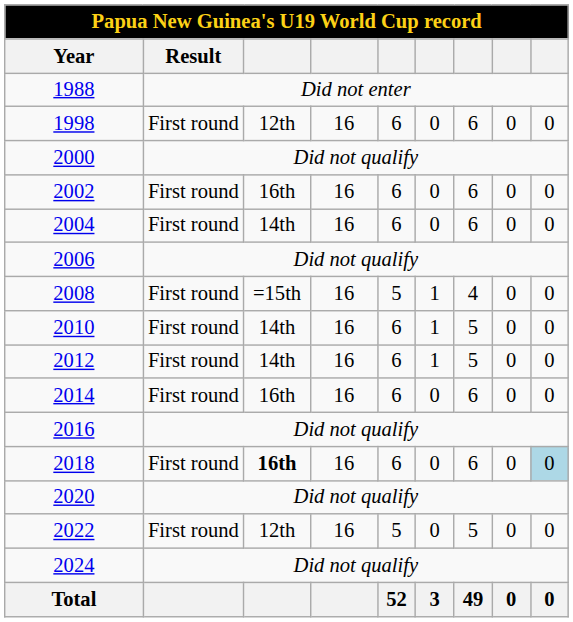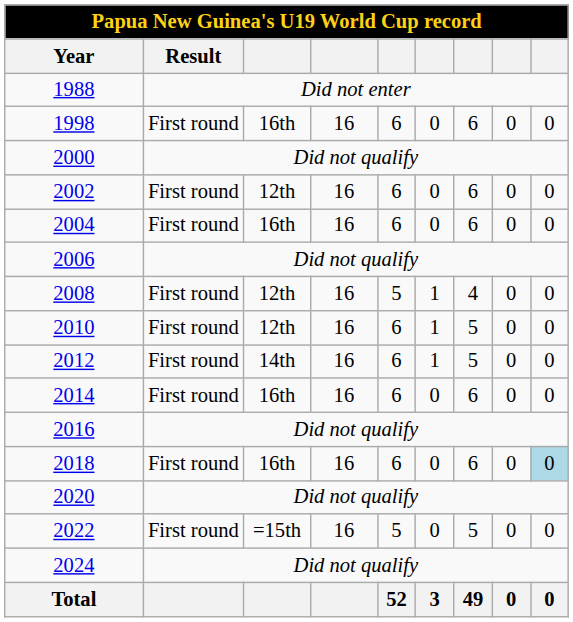(277, 123) 12th -> (277, 123) 16th
(277, 191) 16th -> (277, 191) 12th
(277, 225) 14th -> (277, 225) 16th
(277, 293) =15th -> (277, 293) 12th
(277, 327) 14th -> (277, 327) 12th
(277, 463) bold -> (277, 463) normal
(277, 531) 12th -> (277, 531) =15th
